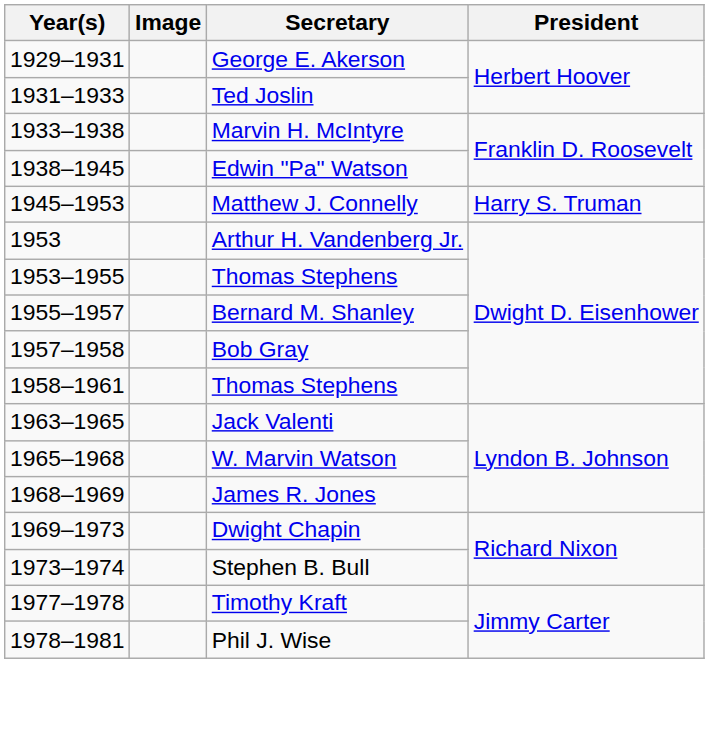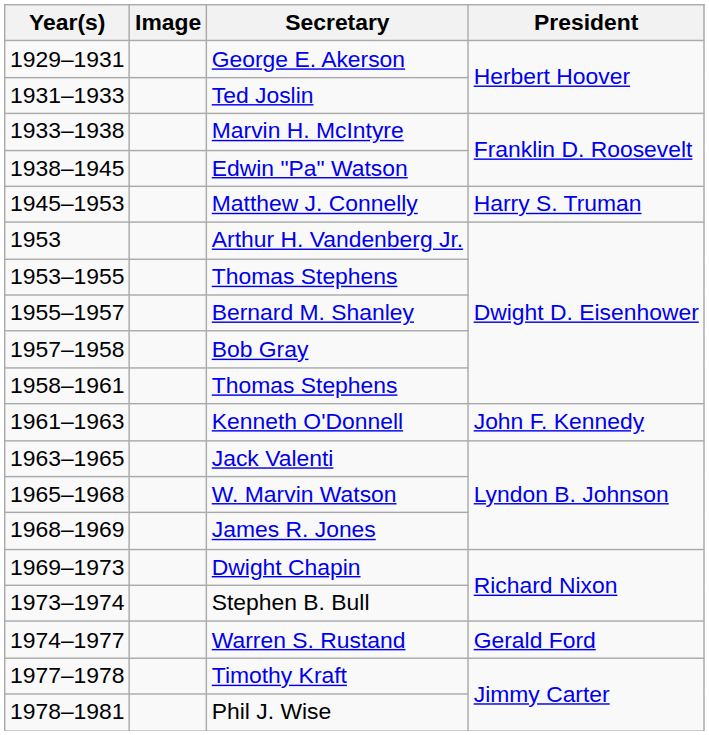+ row: (67, 421)
+ row: (67, 639)
